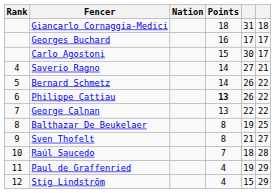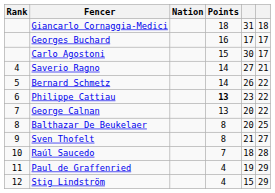(248, 97) 26 -> (248, 97) 23
(248, 111) 22 -> (248, 111) 20
(248, 125) 19 -> (248, 125) 20
